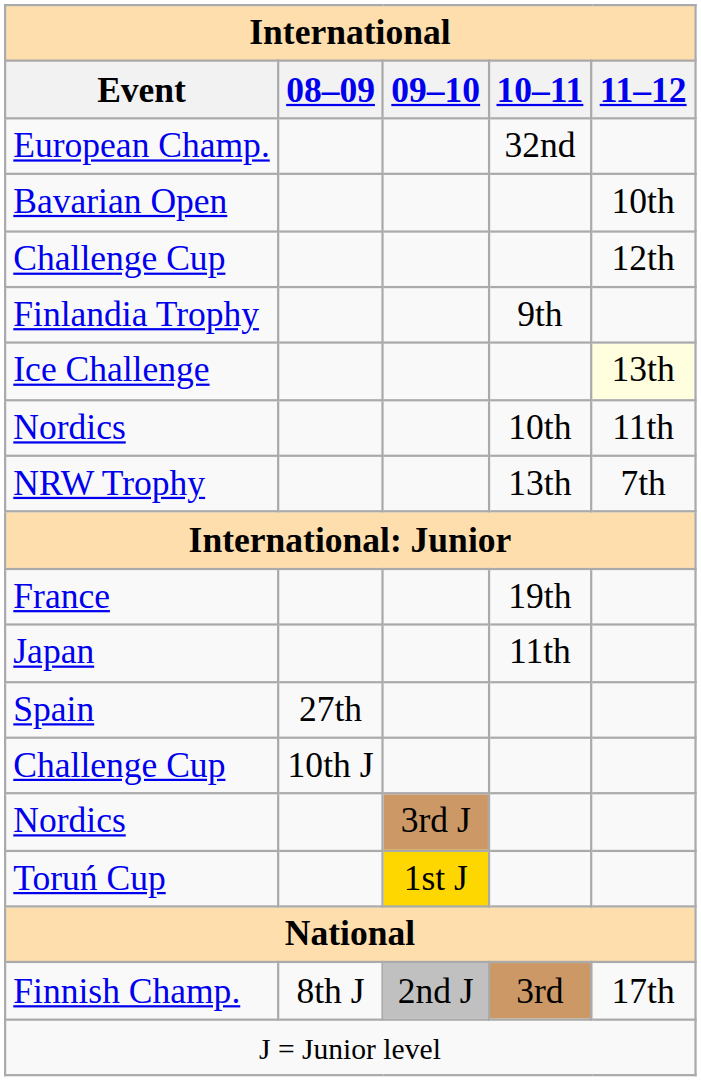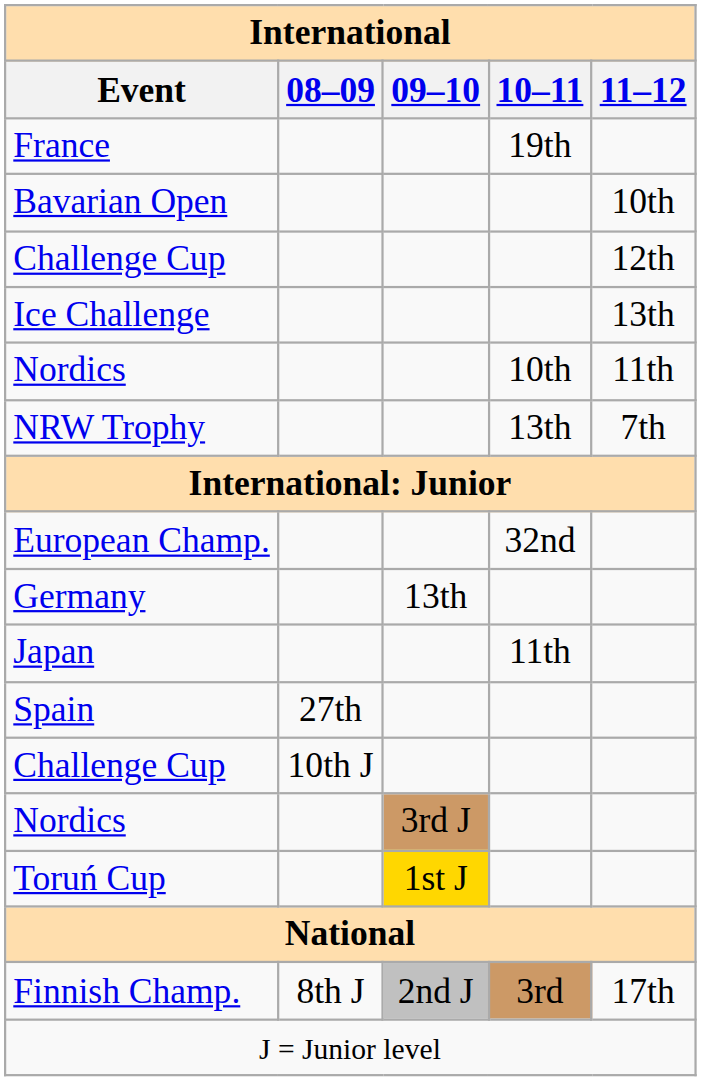rows swapped: (142, 145) <-> (62, 595)
- row: (136, 314)
(643, 370) lightyellow background -> (643, 314) no background
+ row: (79, 595)
